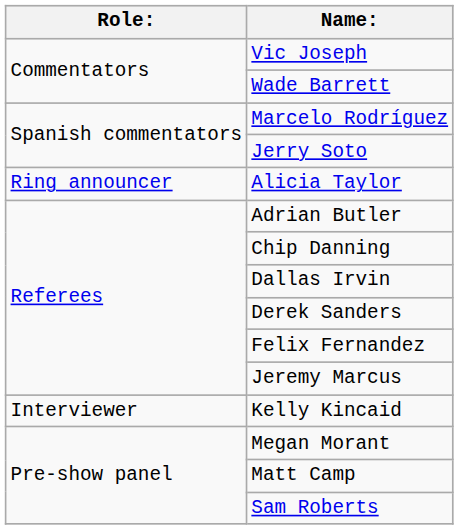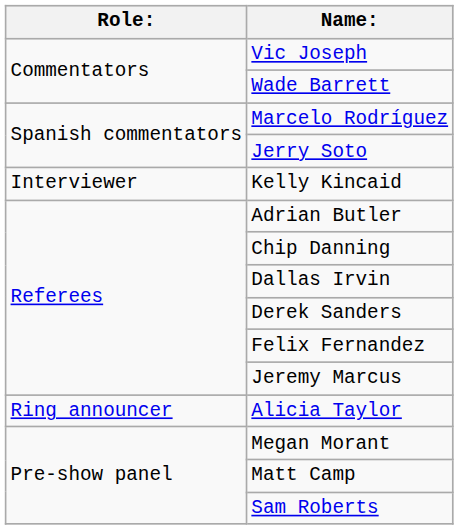rows swapped: (327, 184) <-> (327, 411)
